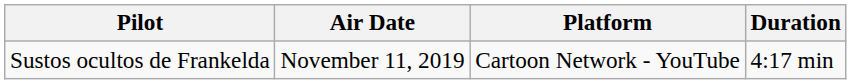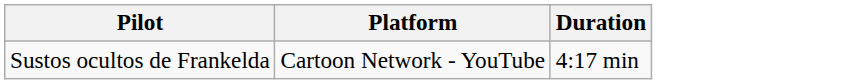- column: (372, 22)
